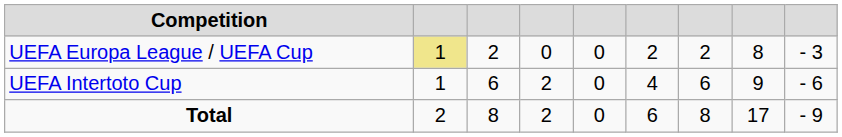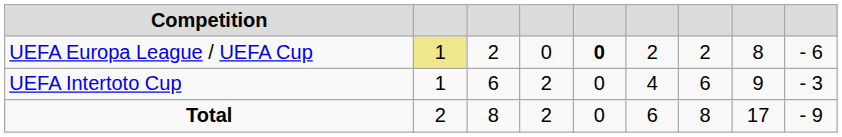(599, 52) normal -> (599, 52) bold
(811, 52) - 3 -> (811, 52) - 6
(811, 83) - 6 -> (811, 83) - 3
